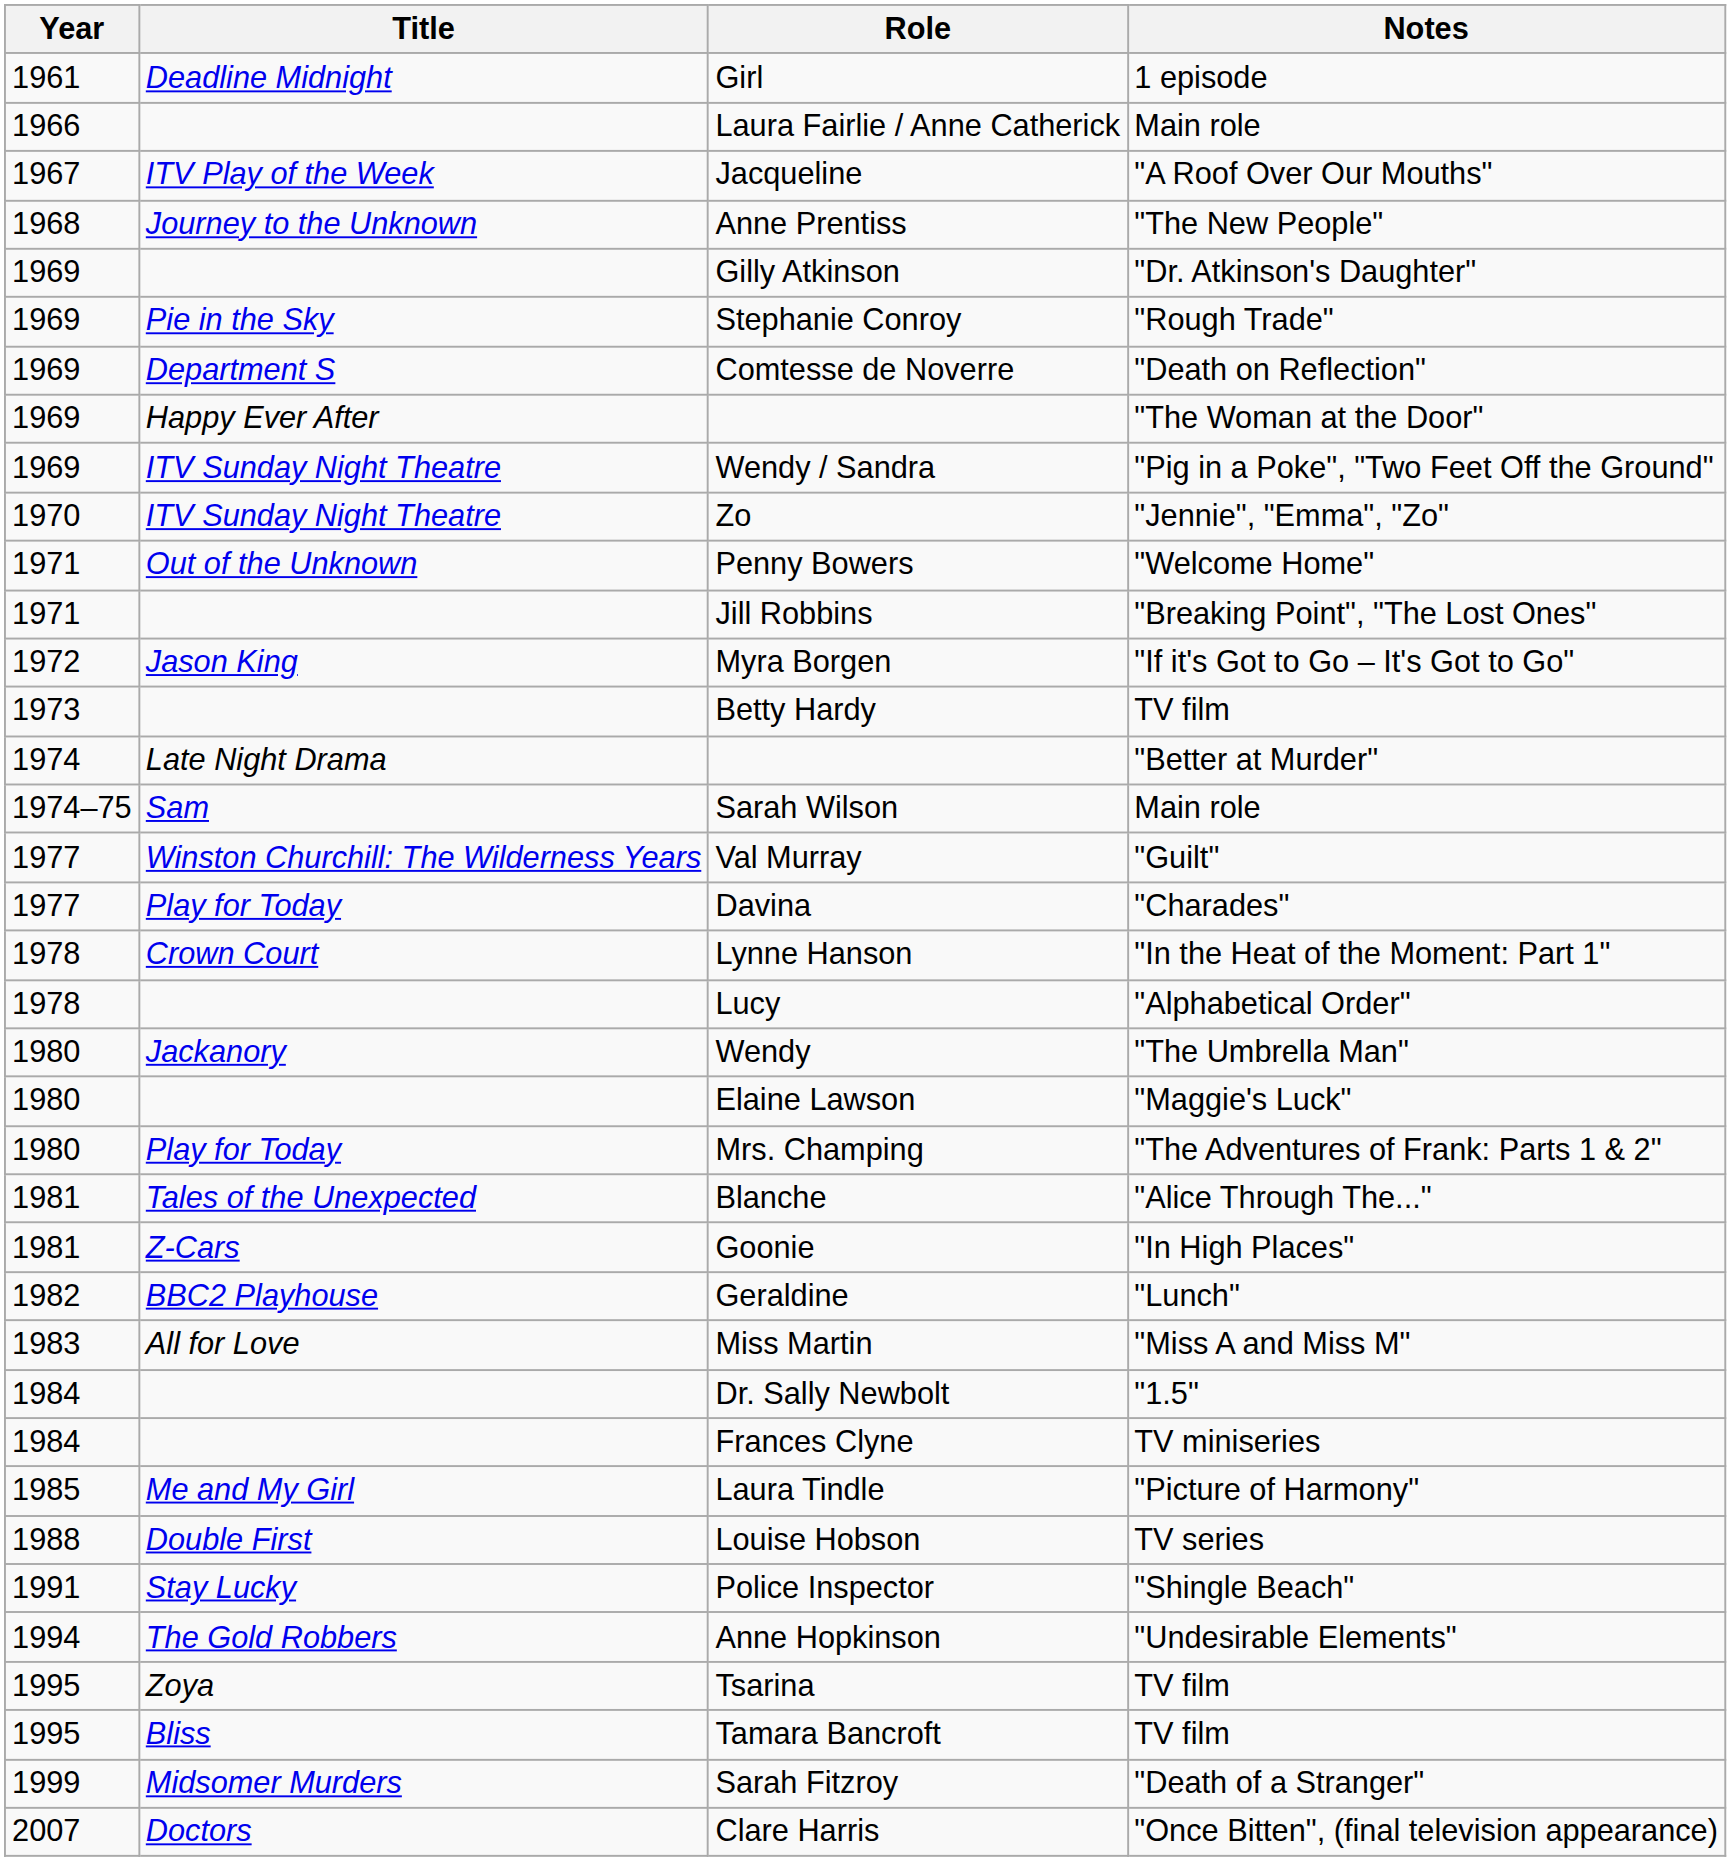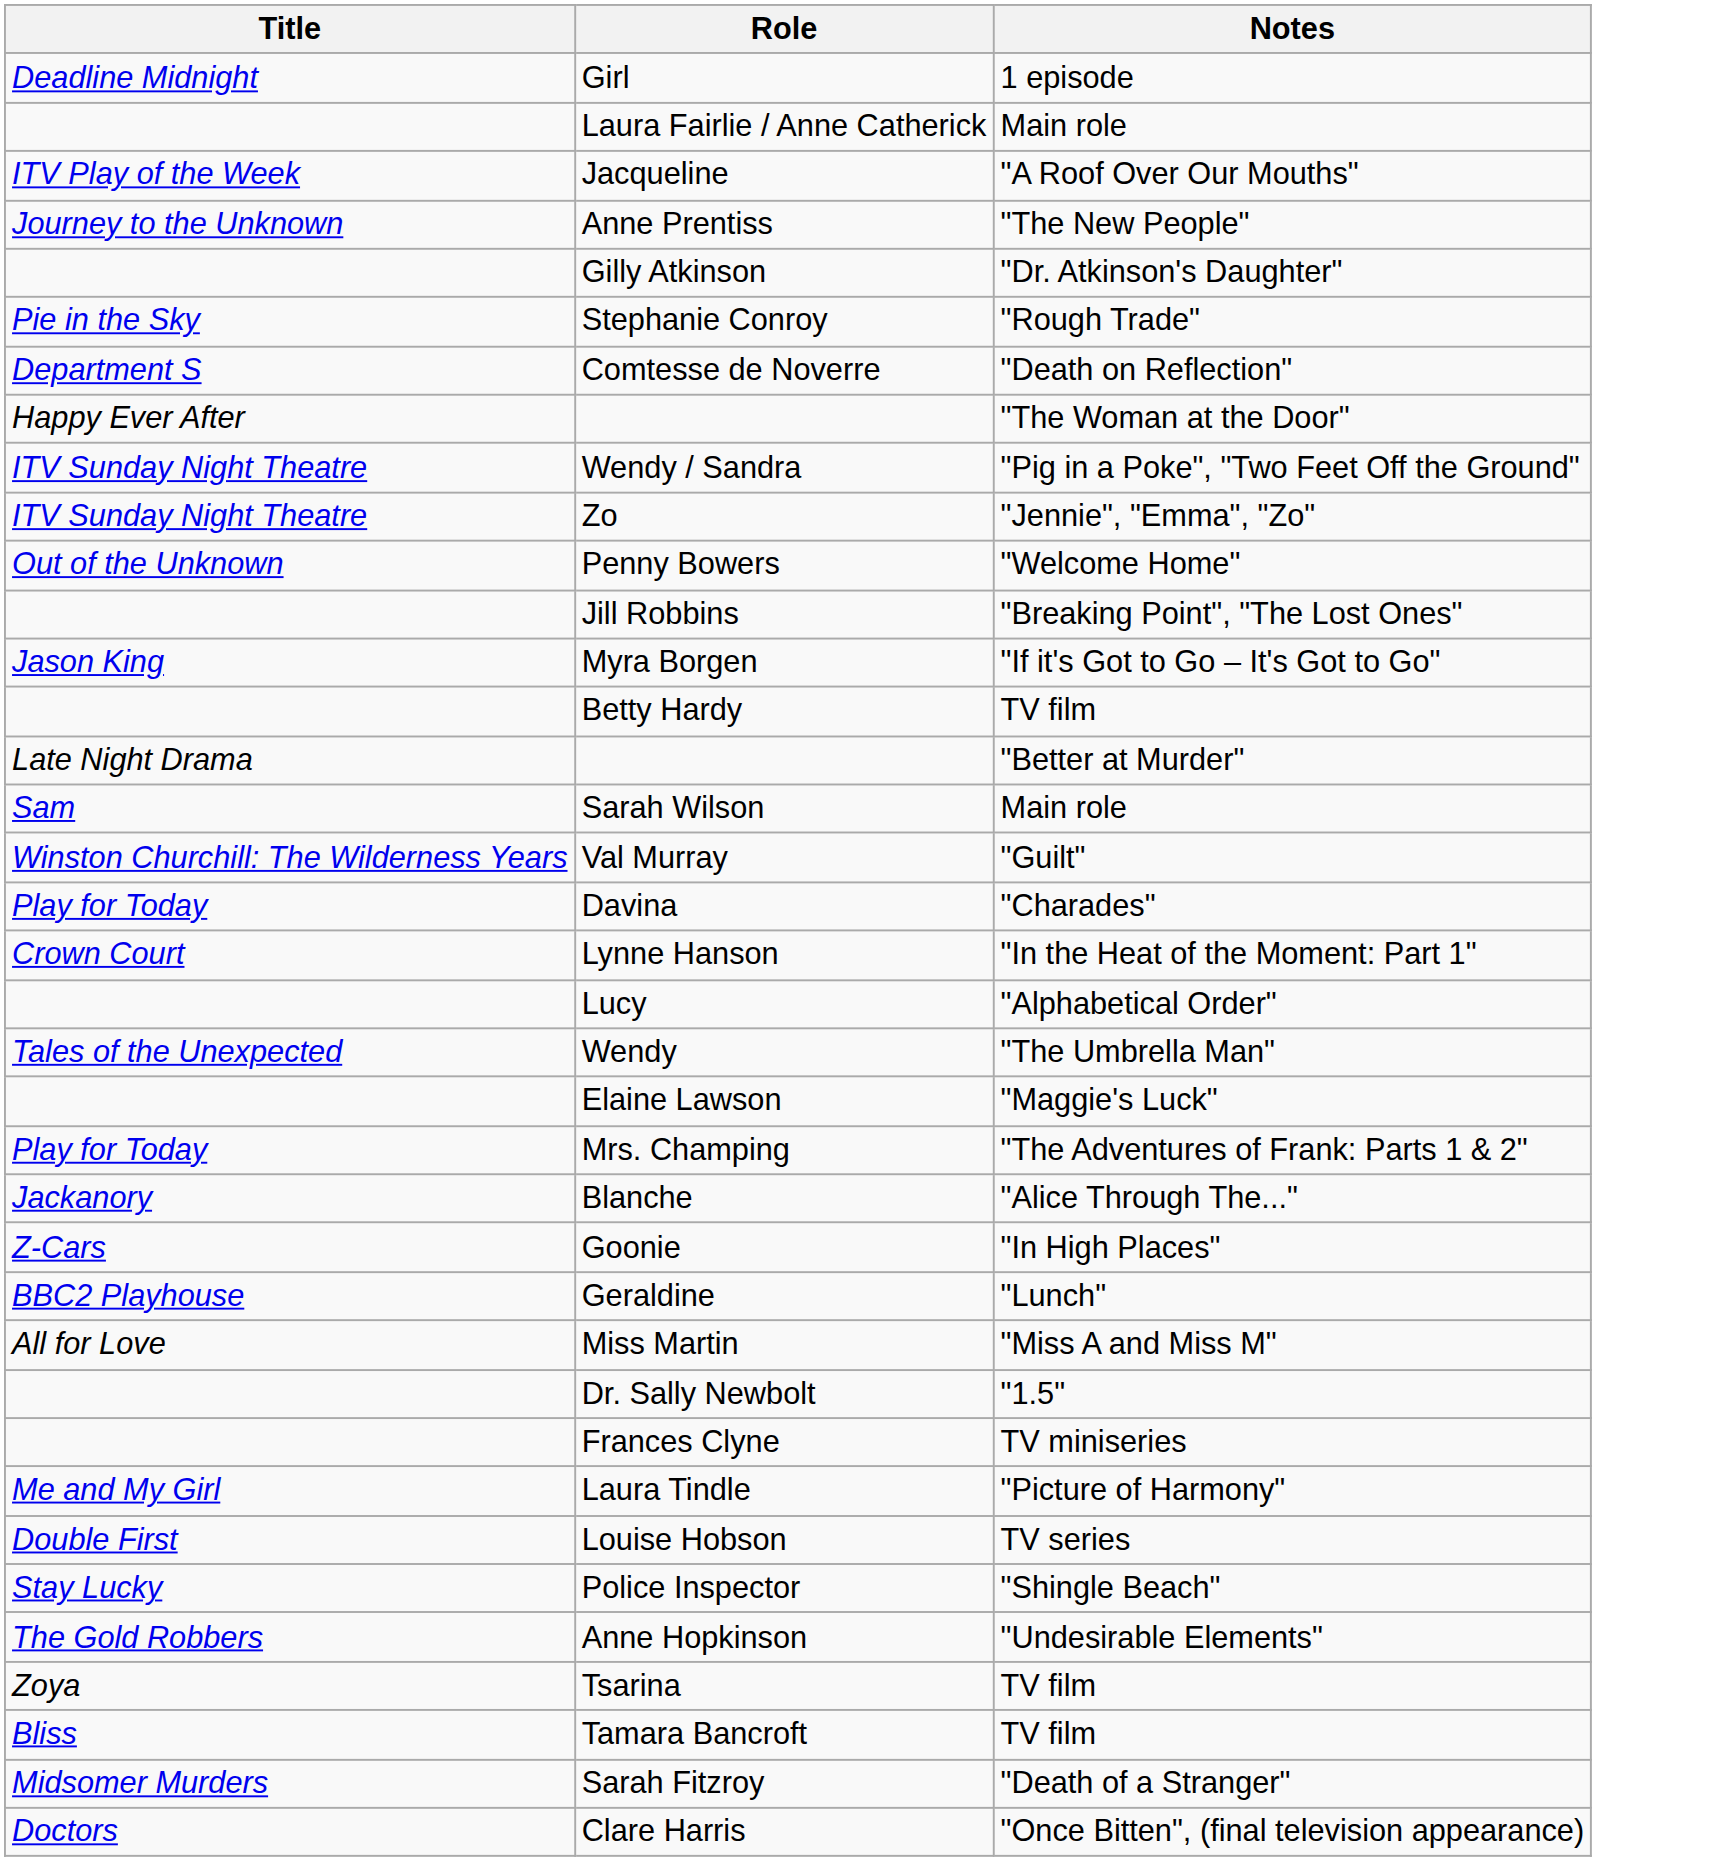- column: (72, 28)
(216, 1051) Jackanory -> (177, 1051) Tales of the Unexpected
(311, 1198) Tales of the Unexpected -> (82, 1198) Jackanory
